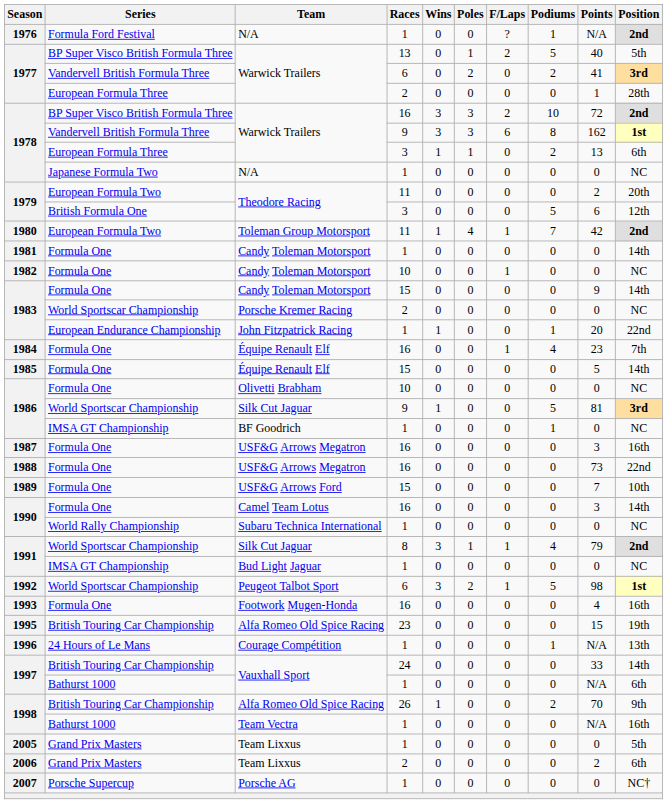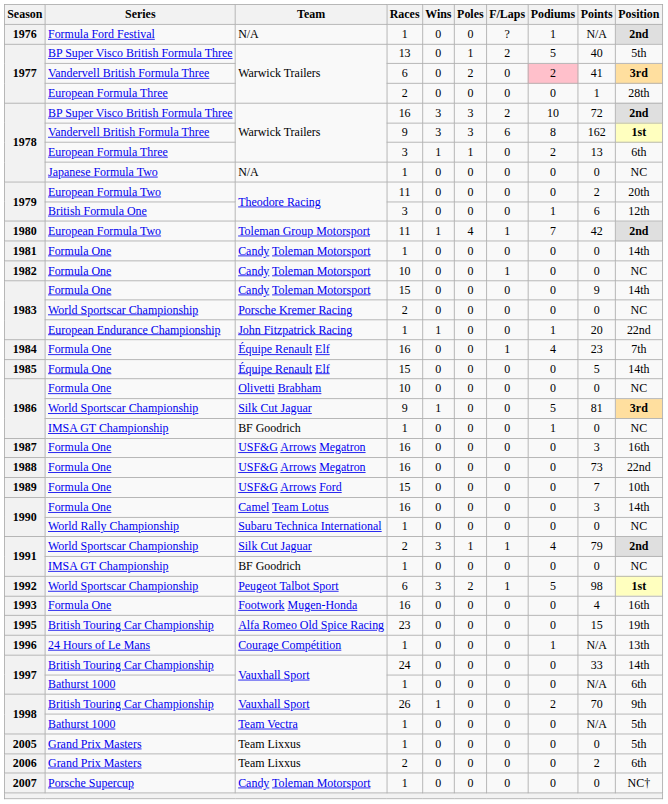(553, 73) no background -> (553, 73) pink background
(553, 211) 5 -> (553, 211) 1
(405, 546) 8 -> (405, 546) 2
(280, 566) Bud Light Jaguar -> (269, 566) BF Goodrich
(311, 704) Alfa Romeo Old Spice Racing -> (274, 704) Vauxhall Sport
(639, 724) 16th -> (639, 724) 5th
(267, 783) Porsche AG -> (304, 783) Candy Toleman Motorsport
